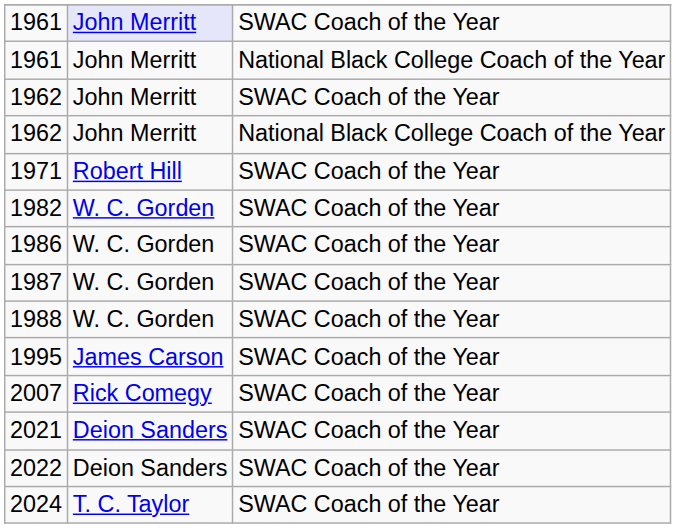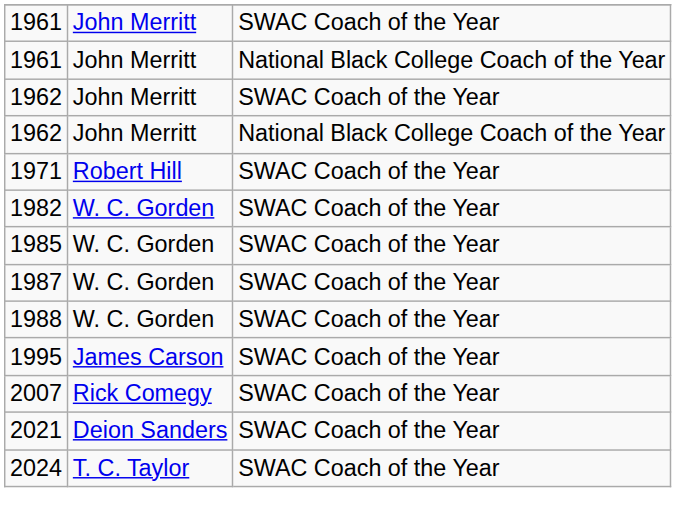(135, 23) lavender background -> (135, 23) no background
+ row: (36, 245)
- row: (36, 245)
- row: (36, 467)
